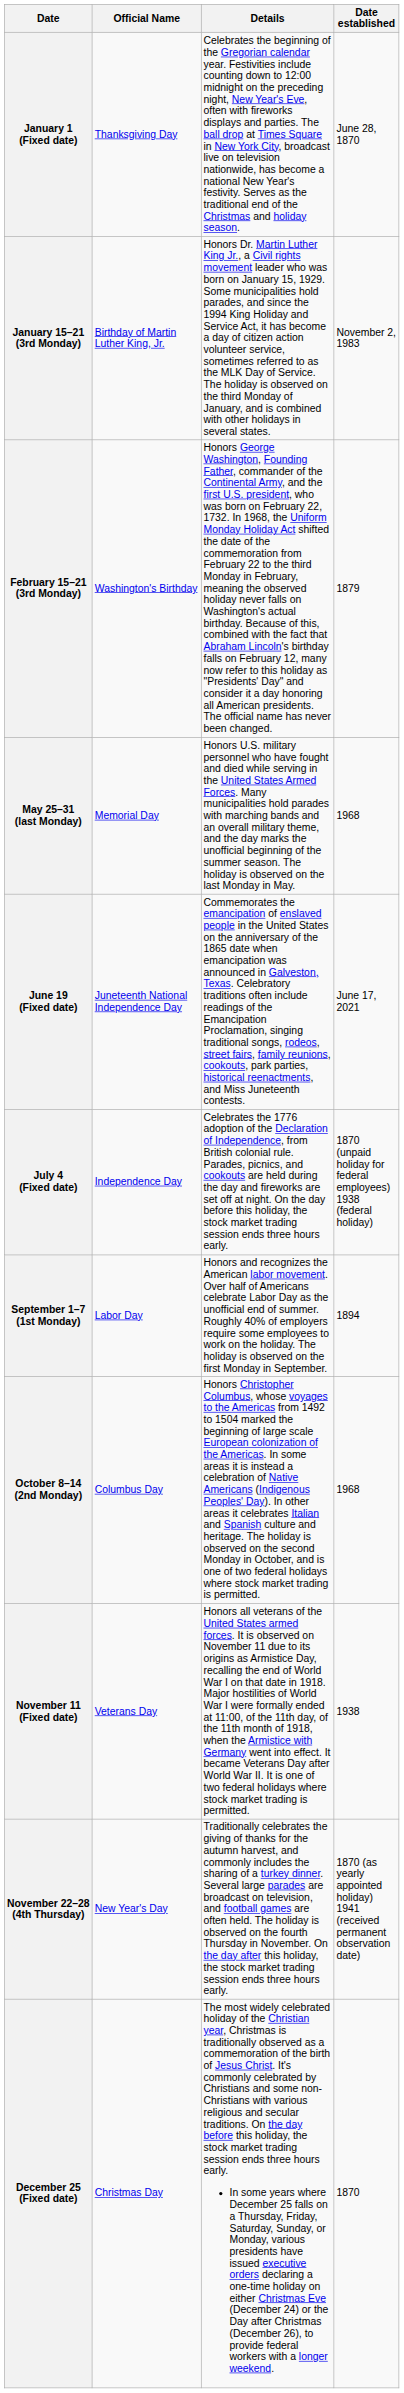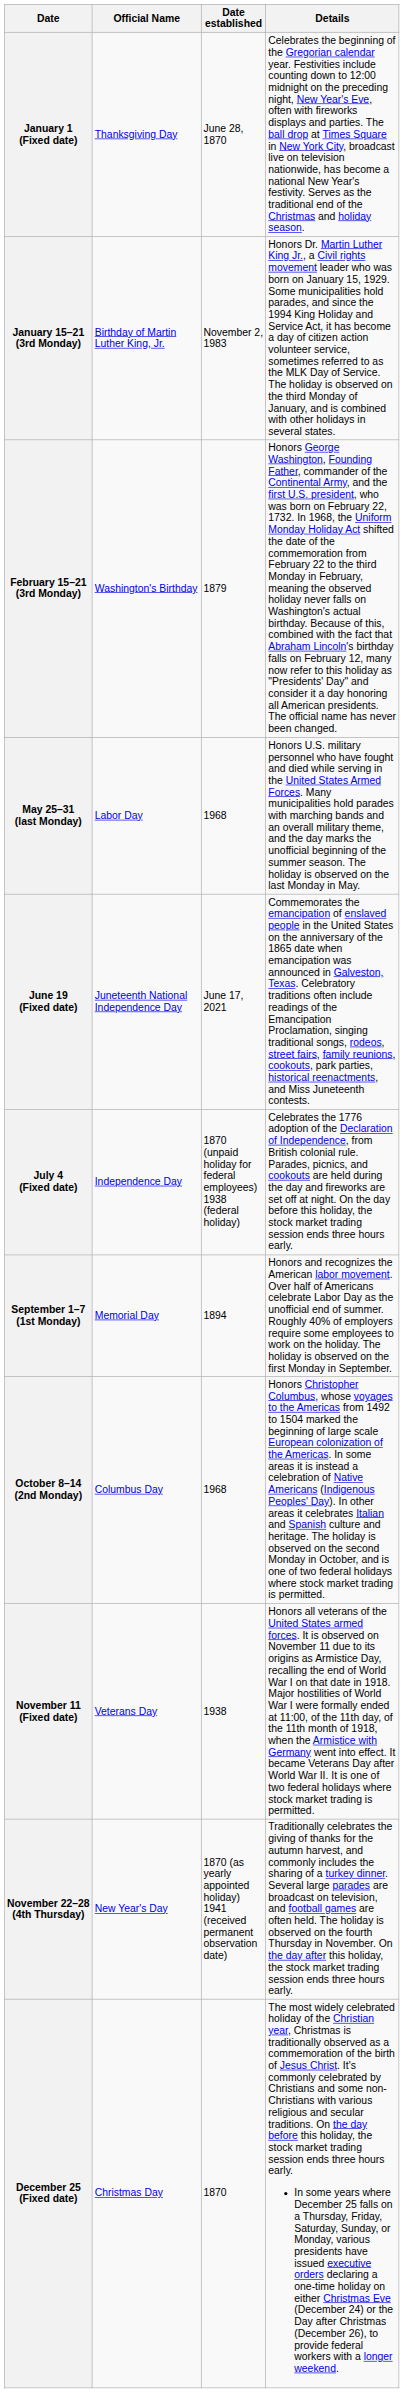columns swapped: (366, 18) <-> (268, 18)
(127, 815) Memorial Day -> (119, 815) Labor Day
(119, 1315) Labor Day -> (127, 1315) Memorial Day
